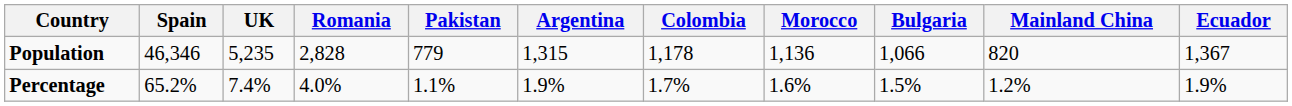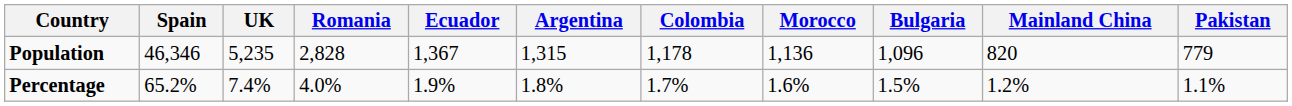columns swapped: (1234, 20) <-> (463, 20)
(902, 52) 1,066 -> (900, 52) 1,096
(543, 85) 1.9% -> (542, 85) 1.8%
